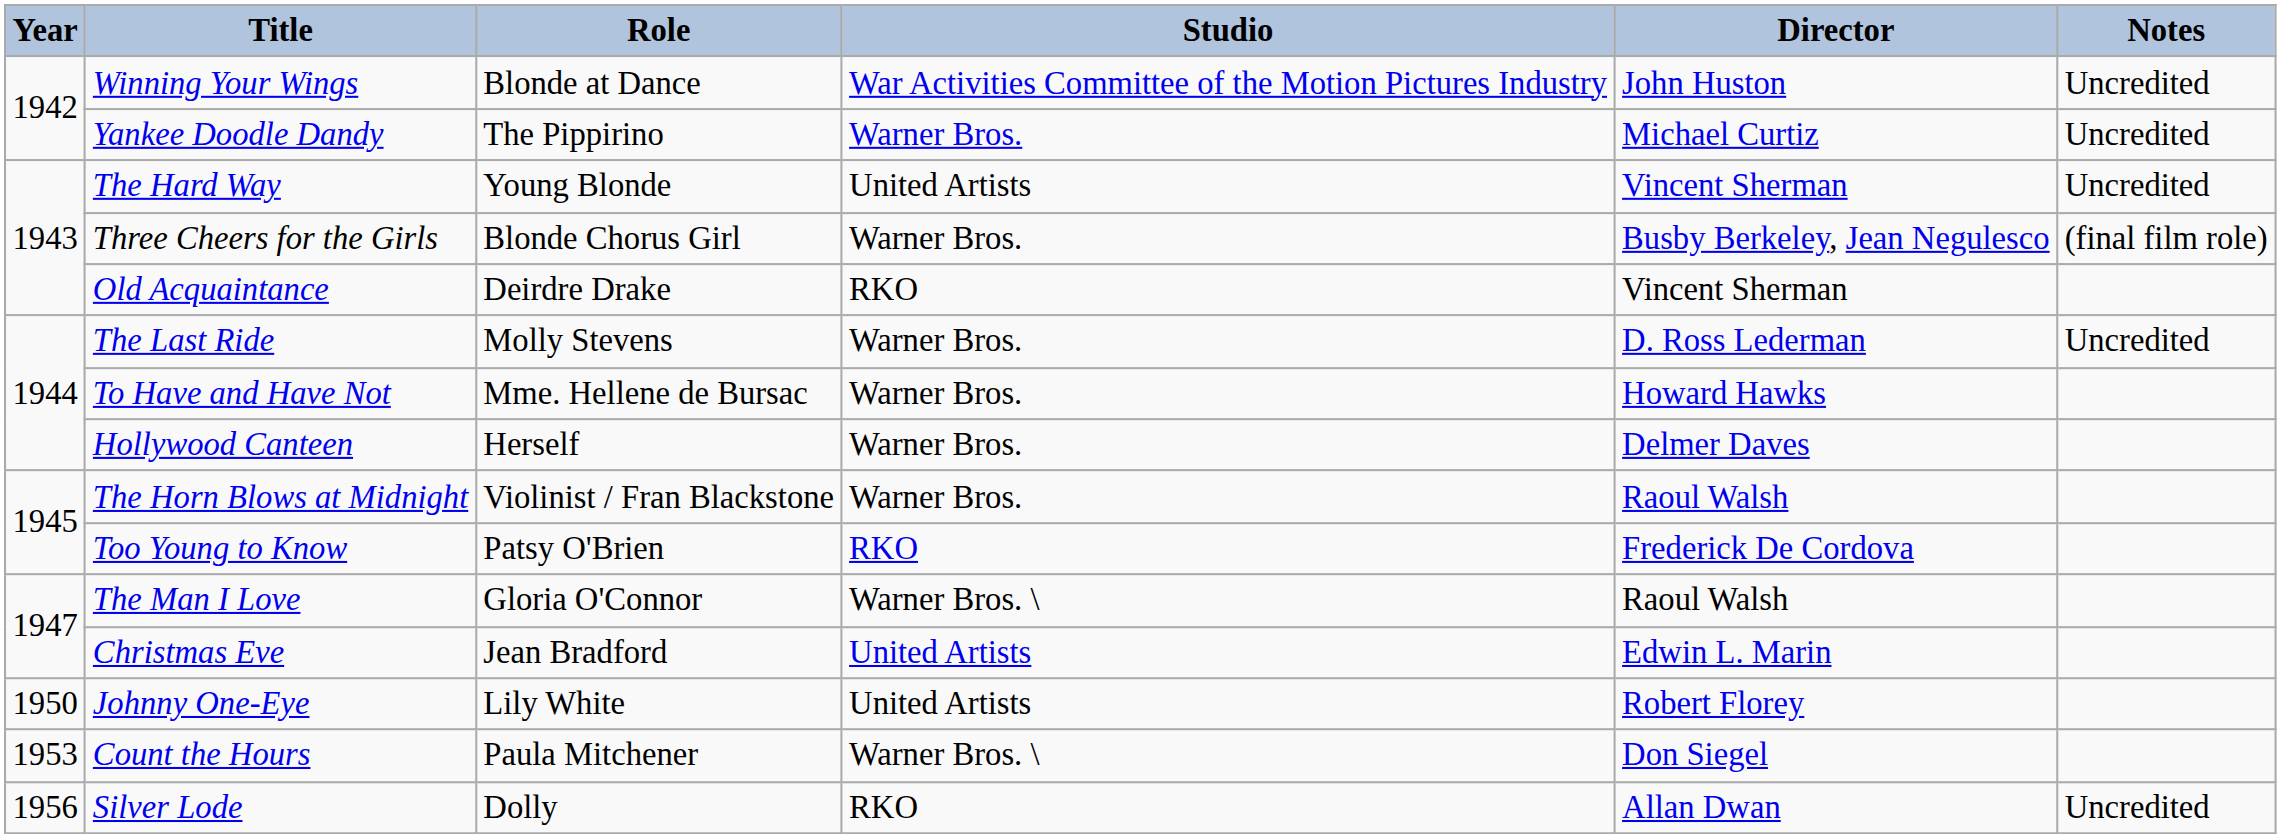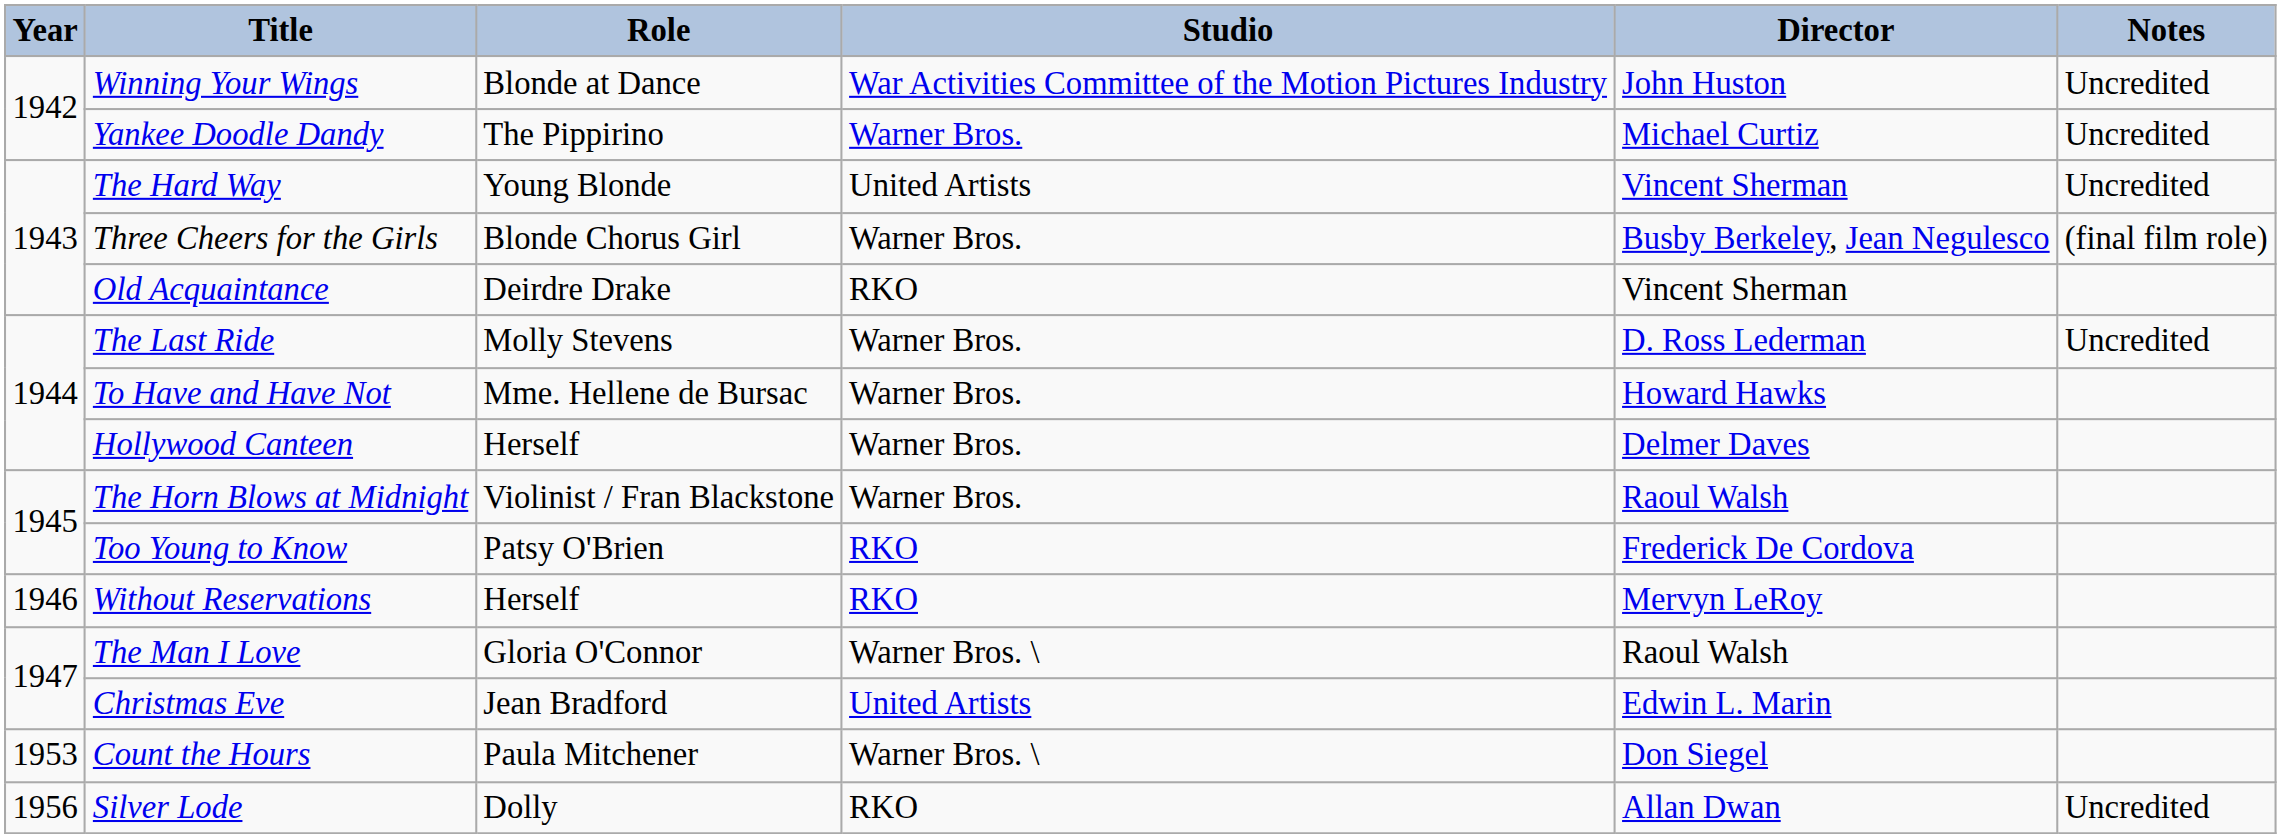+ row: (232, 599)
- row: (201, 703)
